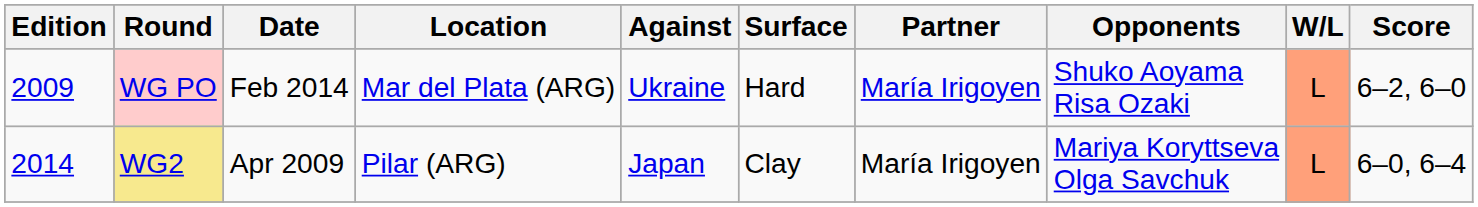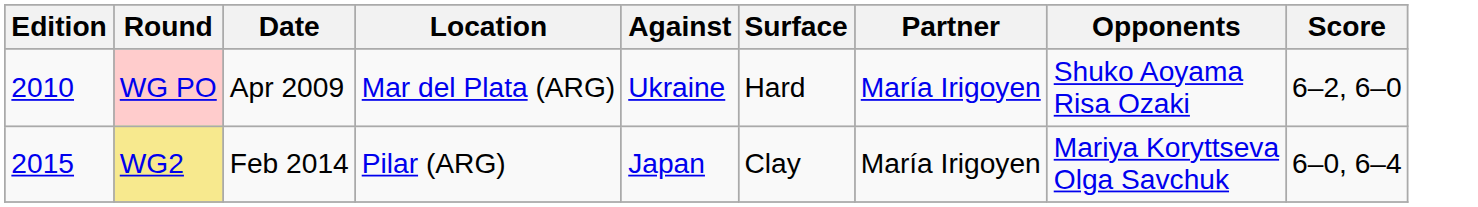- column: (1318, 26)
(43, 87) 2009 -> (43, 87) 2010
(289, 87) Feb 2014 -> (287, 87) Apr 2009
(43, 163) 2014 -> (43, 163) 2015
(287, 163) Apr 2009 -> (289, 163) Feb 2014
